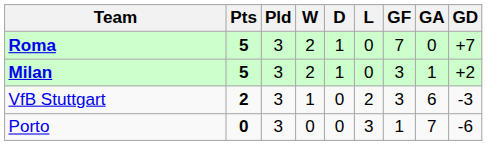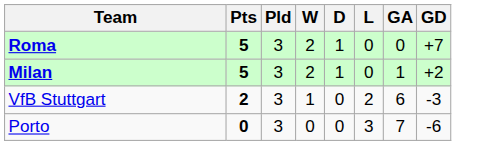- column: (399, 18)
